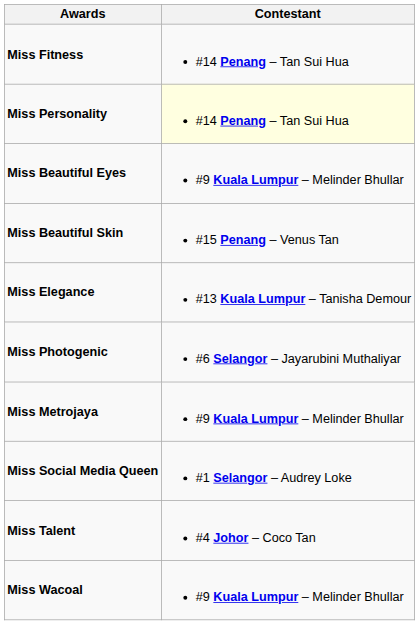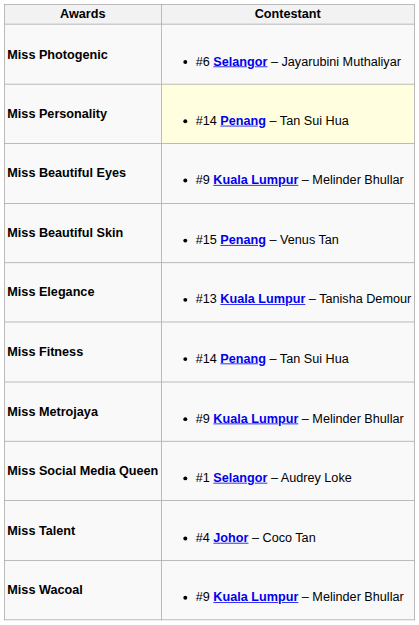rows swapped: (58, 352) <-> (45, 54)
